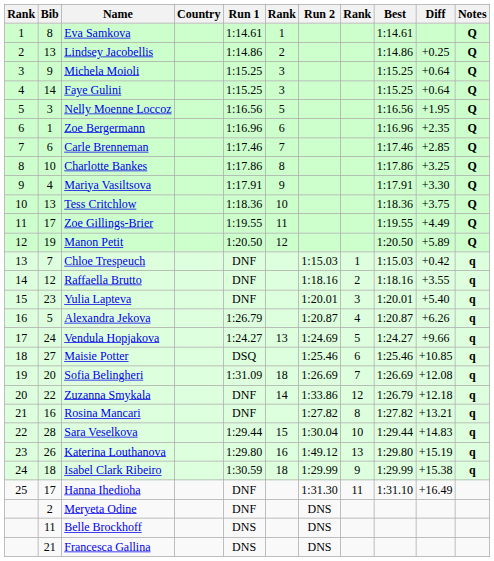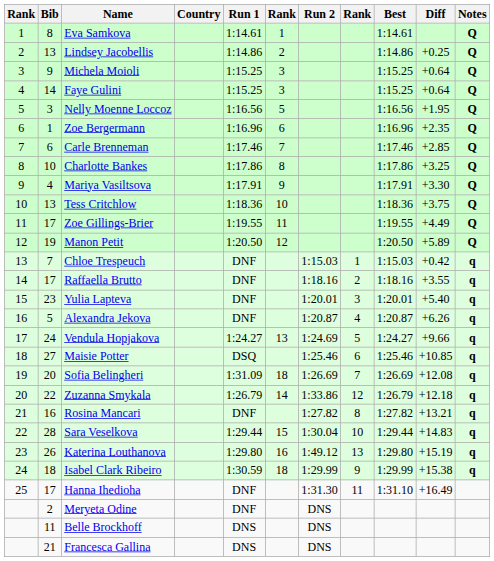(50, 280) 12 -> (50, 280) 17
(244, 318) 1:26.79 -> (244, 318) DNF
(244, 394) DNF -> (244, 394) 1:26.79
